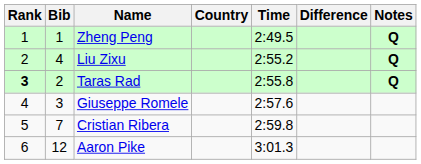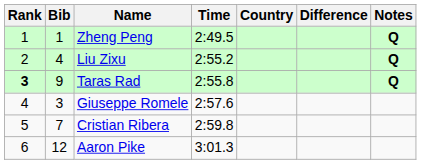columns swapped: (221, 15) <-> (274, 15)
(59, 81) 2 -> (59, 81) 9
